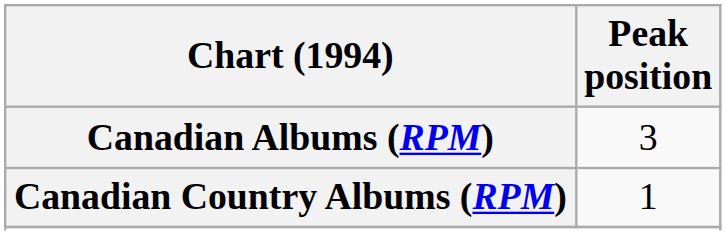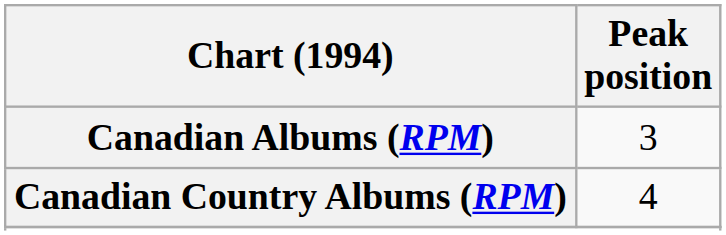(648, 196) 1 -> (648, 196) 4
